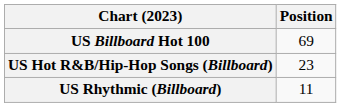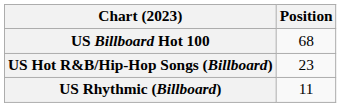(306, 41) 69 -> (306, 41) 68
